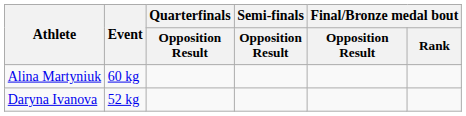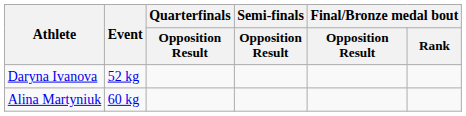rows swapped: (53, 99) <-> (54, 76)
